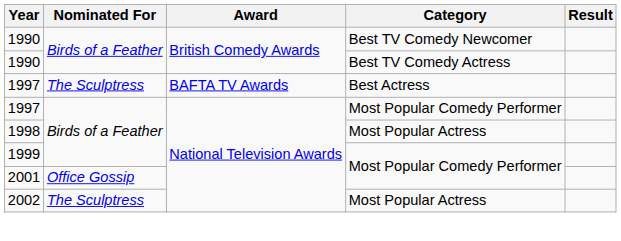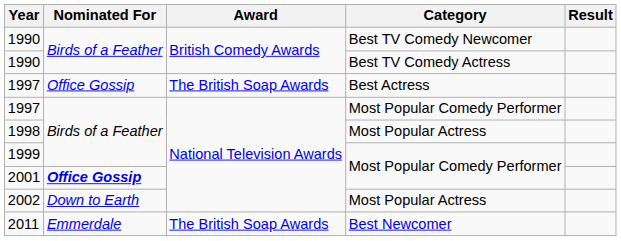(95, 85) The Sculptress -> (91, 85) Office Gossip
(229, 85) BAFTA TV Awards -> (249, 85) The British Soap Awards
(91, 177) normal -> (94, 177) bold
(95, 200) The Sculptress -> (93, 200) Down to Earth
+ row: (23, 223)
